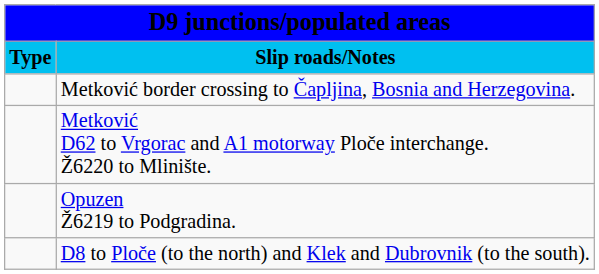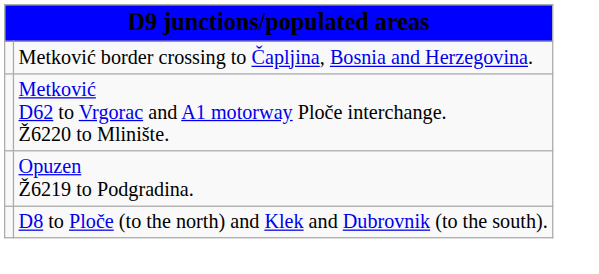- row: (325, 57)
